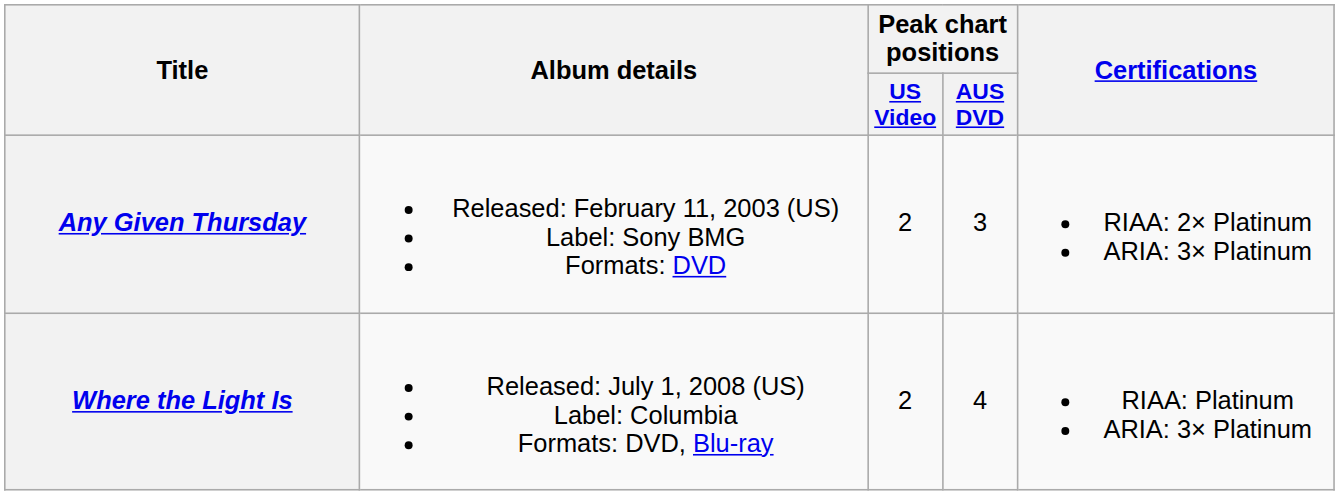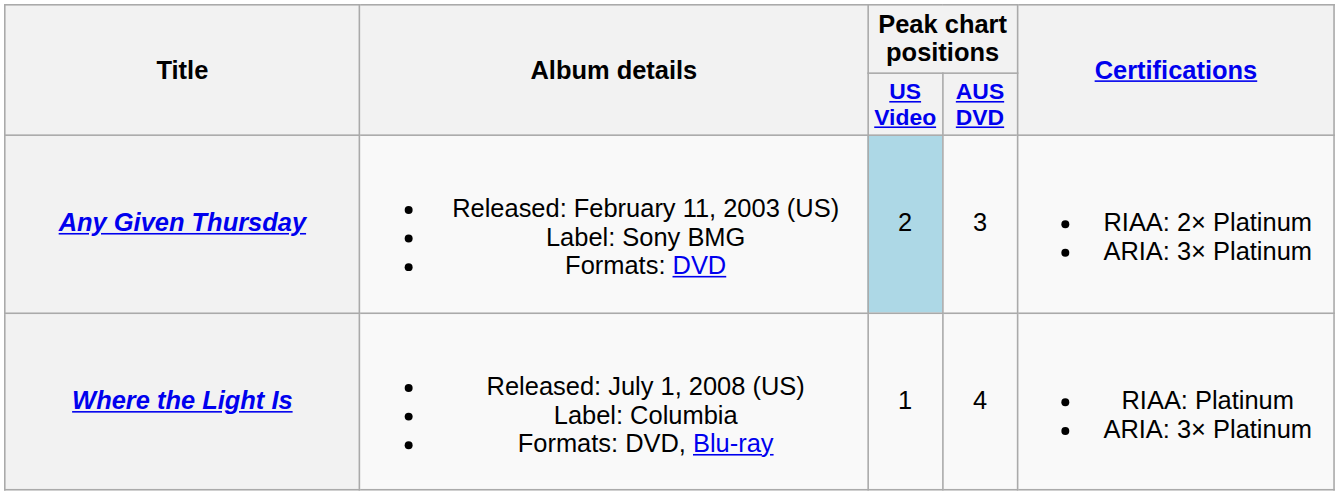(905, 223) no background -> (905, 223) lightblue background
(905, 400) 2 -> (905, 400) 1
